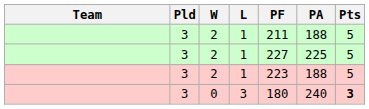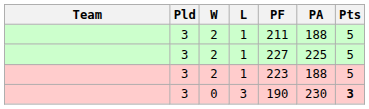(277, 94) 180 -> (277, 94) 190
(316, 94) 240 -> (316, 94) 230
